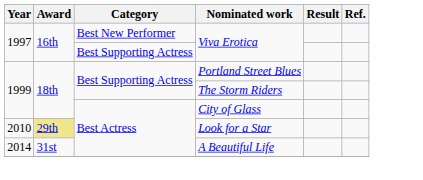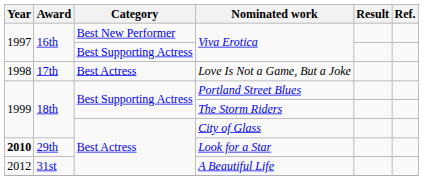+ row: (106, 71)
(19, 128) normal -> (19, 147) bold
(47, 128) khaki background -> (47, 147) no background
(19, 147) 2014 -> (19, 166) 2012
